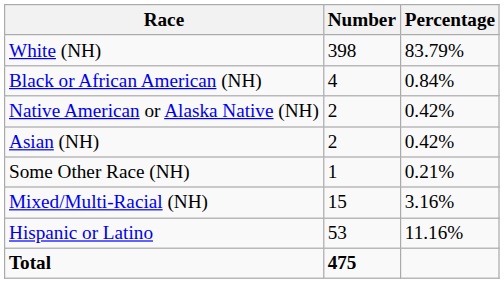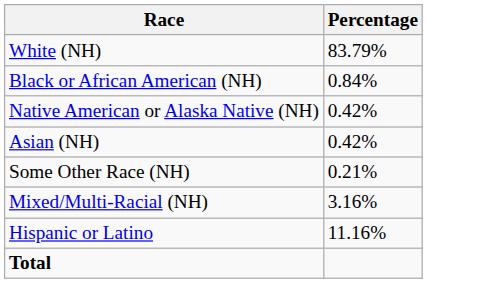- column: (362, 19)
